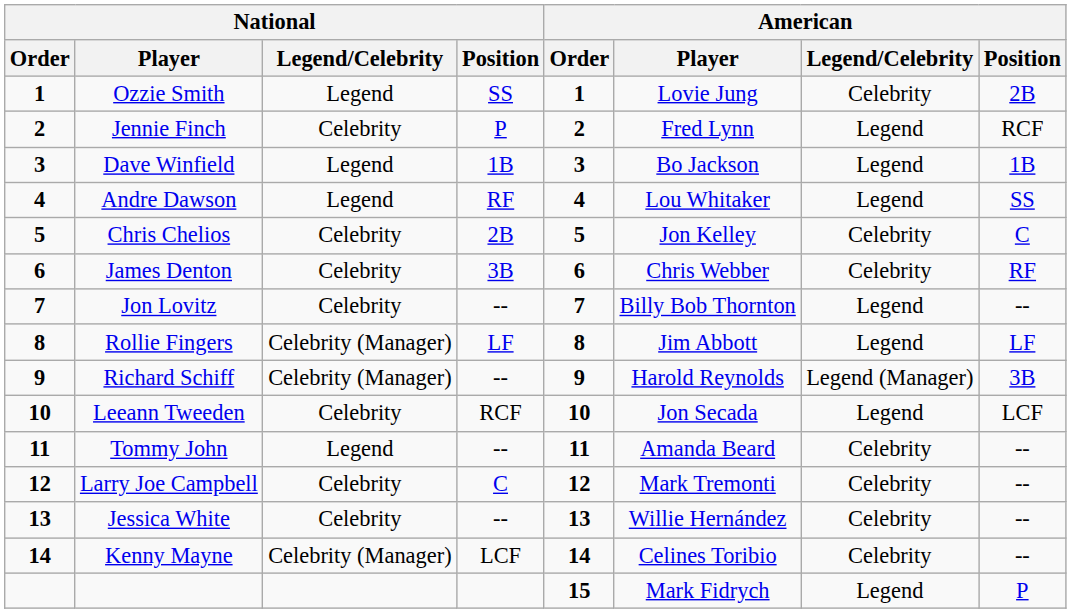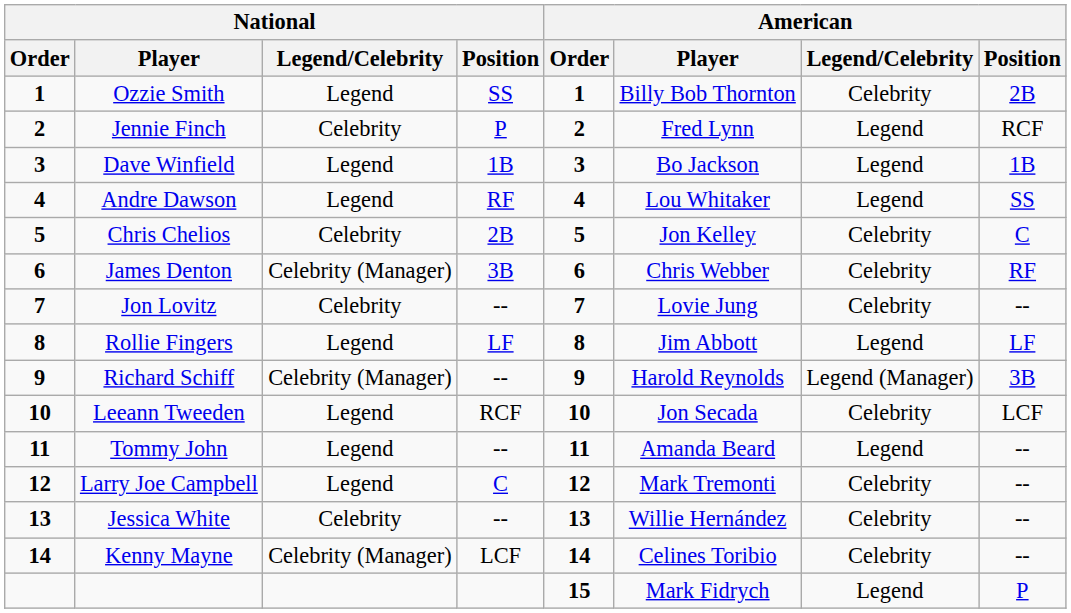(708, 93) Lovie Jung -> (708, 93) Billy Bob Thornton
(360, 270) Celebrity -> (360, 270) Celebrity (Manager)
(708, 306) Billy Bob Thornton -> (708, 306) Lovie Jung
(890, 306) Legend -> (890, 306) Celebrity
(360, 341) Celebrity (Manager) -> (360, 341) Legend
(360, 413) Celebrity -> (360, 413) Legend
(890, 413) Legend -> (890, 413) Celebrity
(890, 448) Celebrity -> (890, 448) Legend
(360, 484) Celebrity -> (360, 484) Legend
